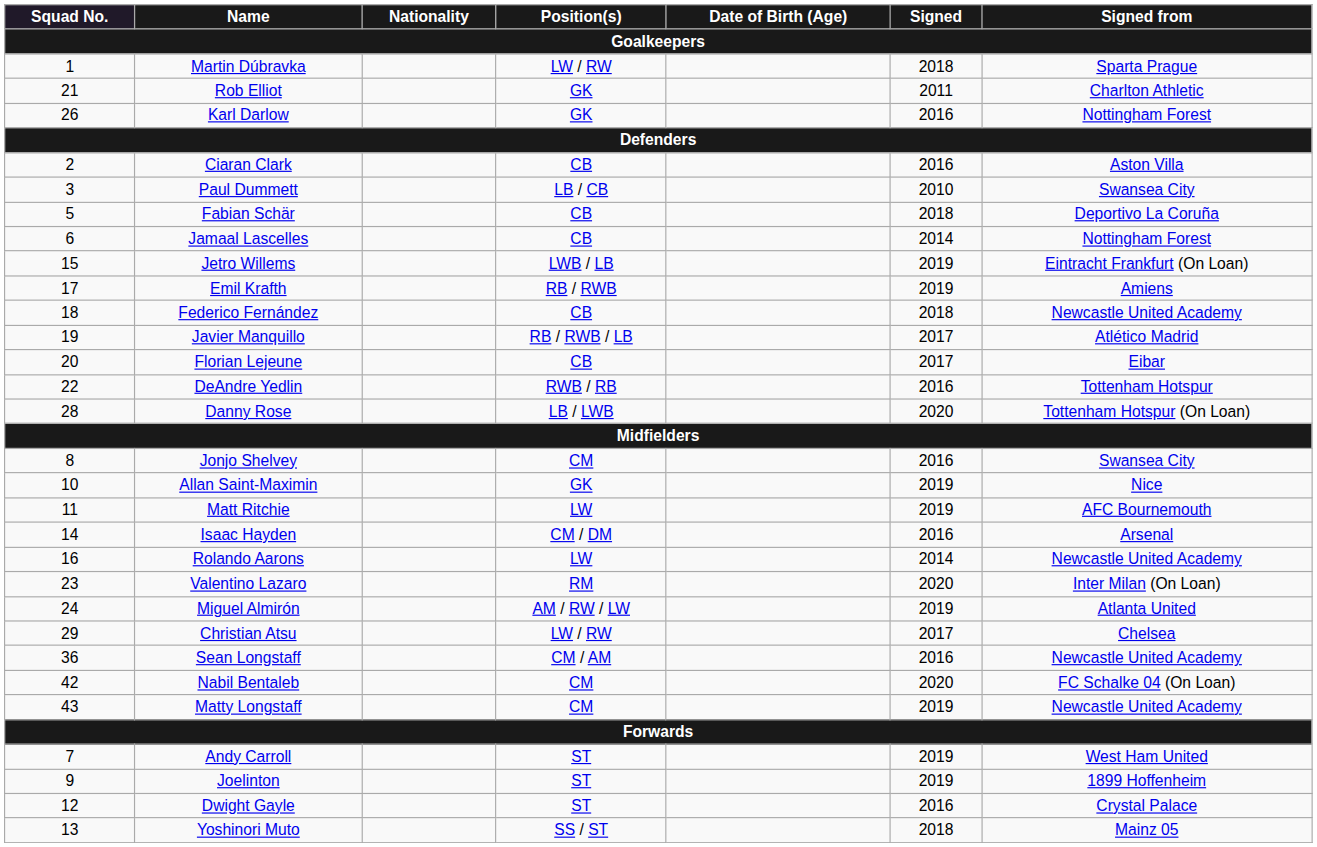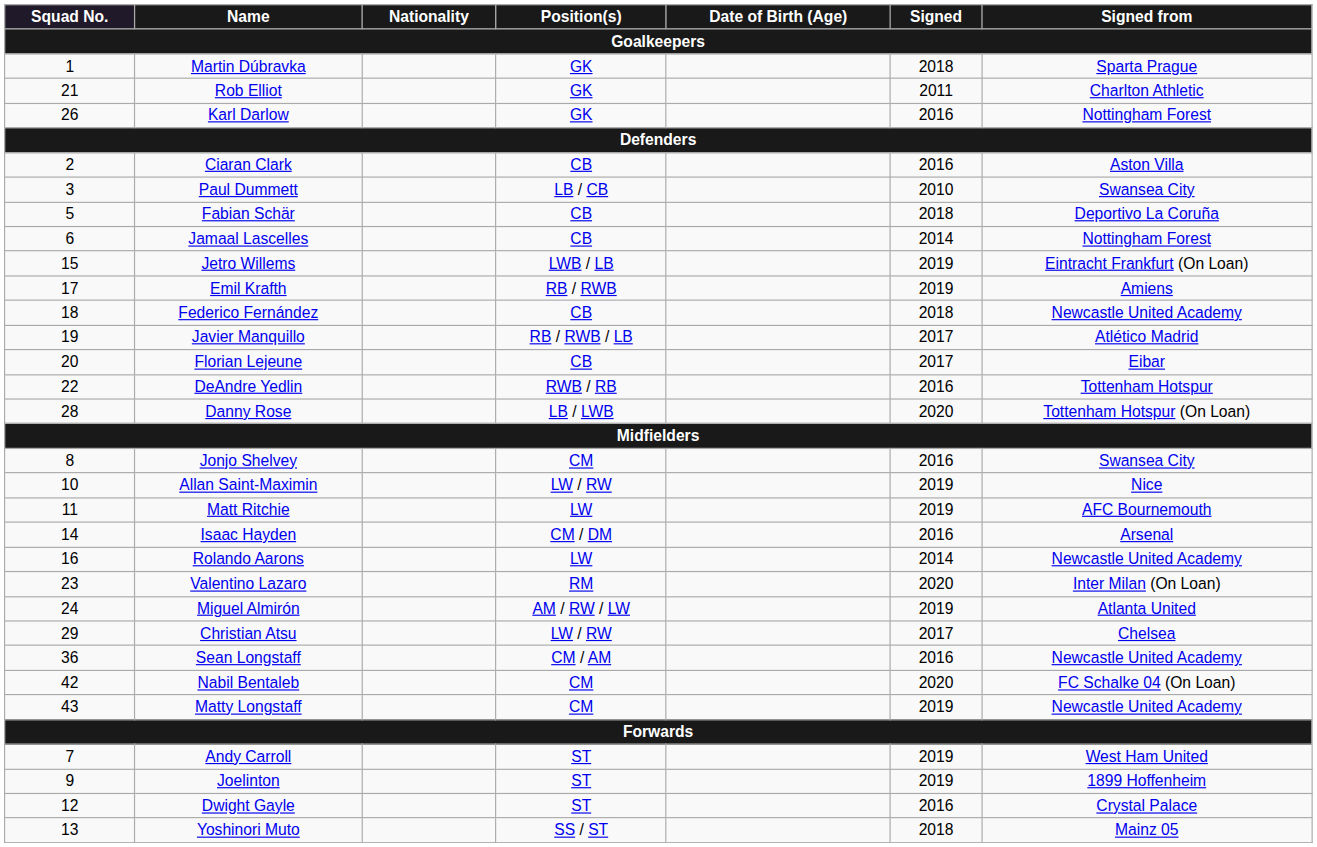(581, 66) LW / RW -> (581, 66) GK
(581, 485) GK -> (581, 485) LW / RW
